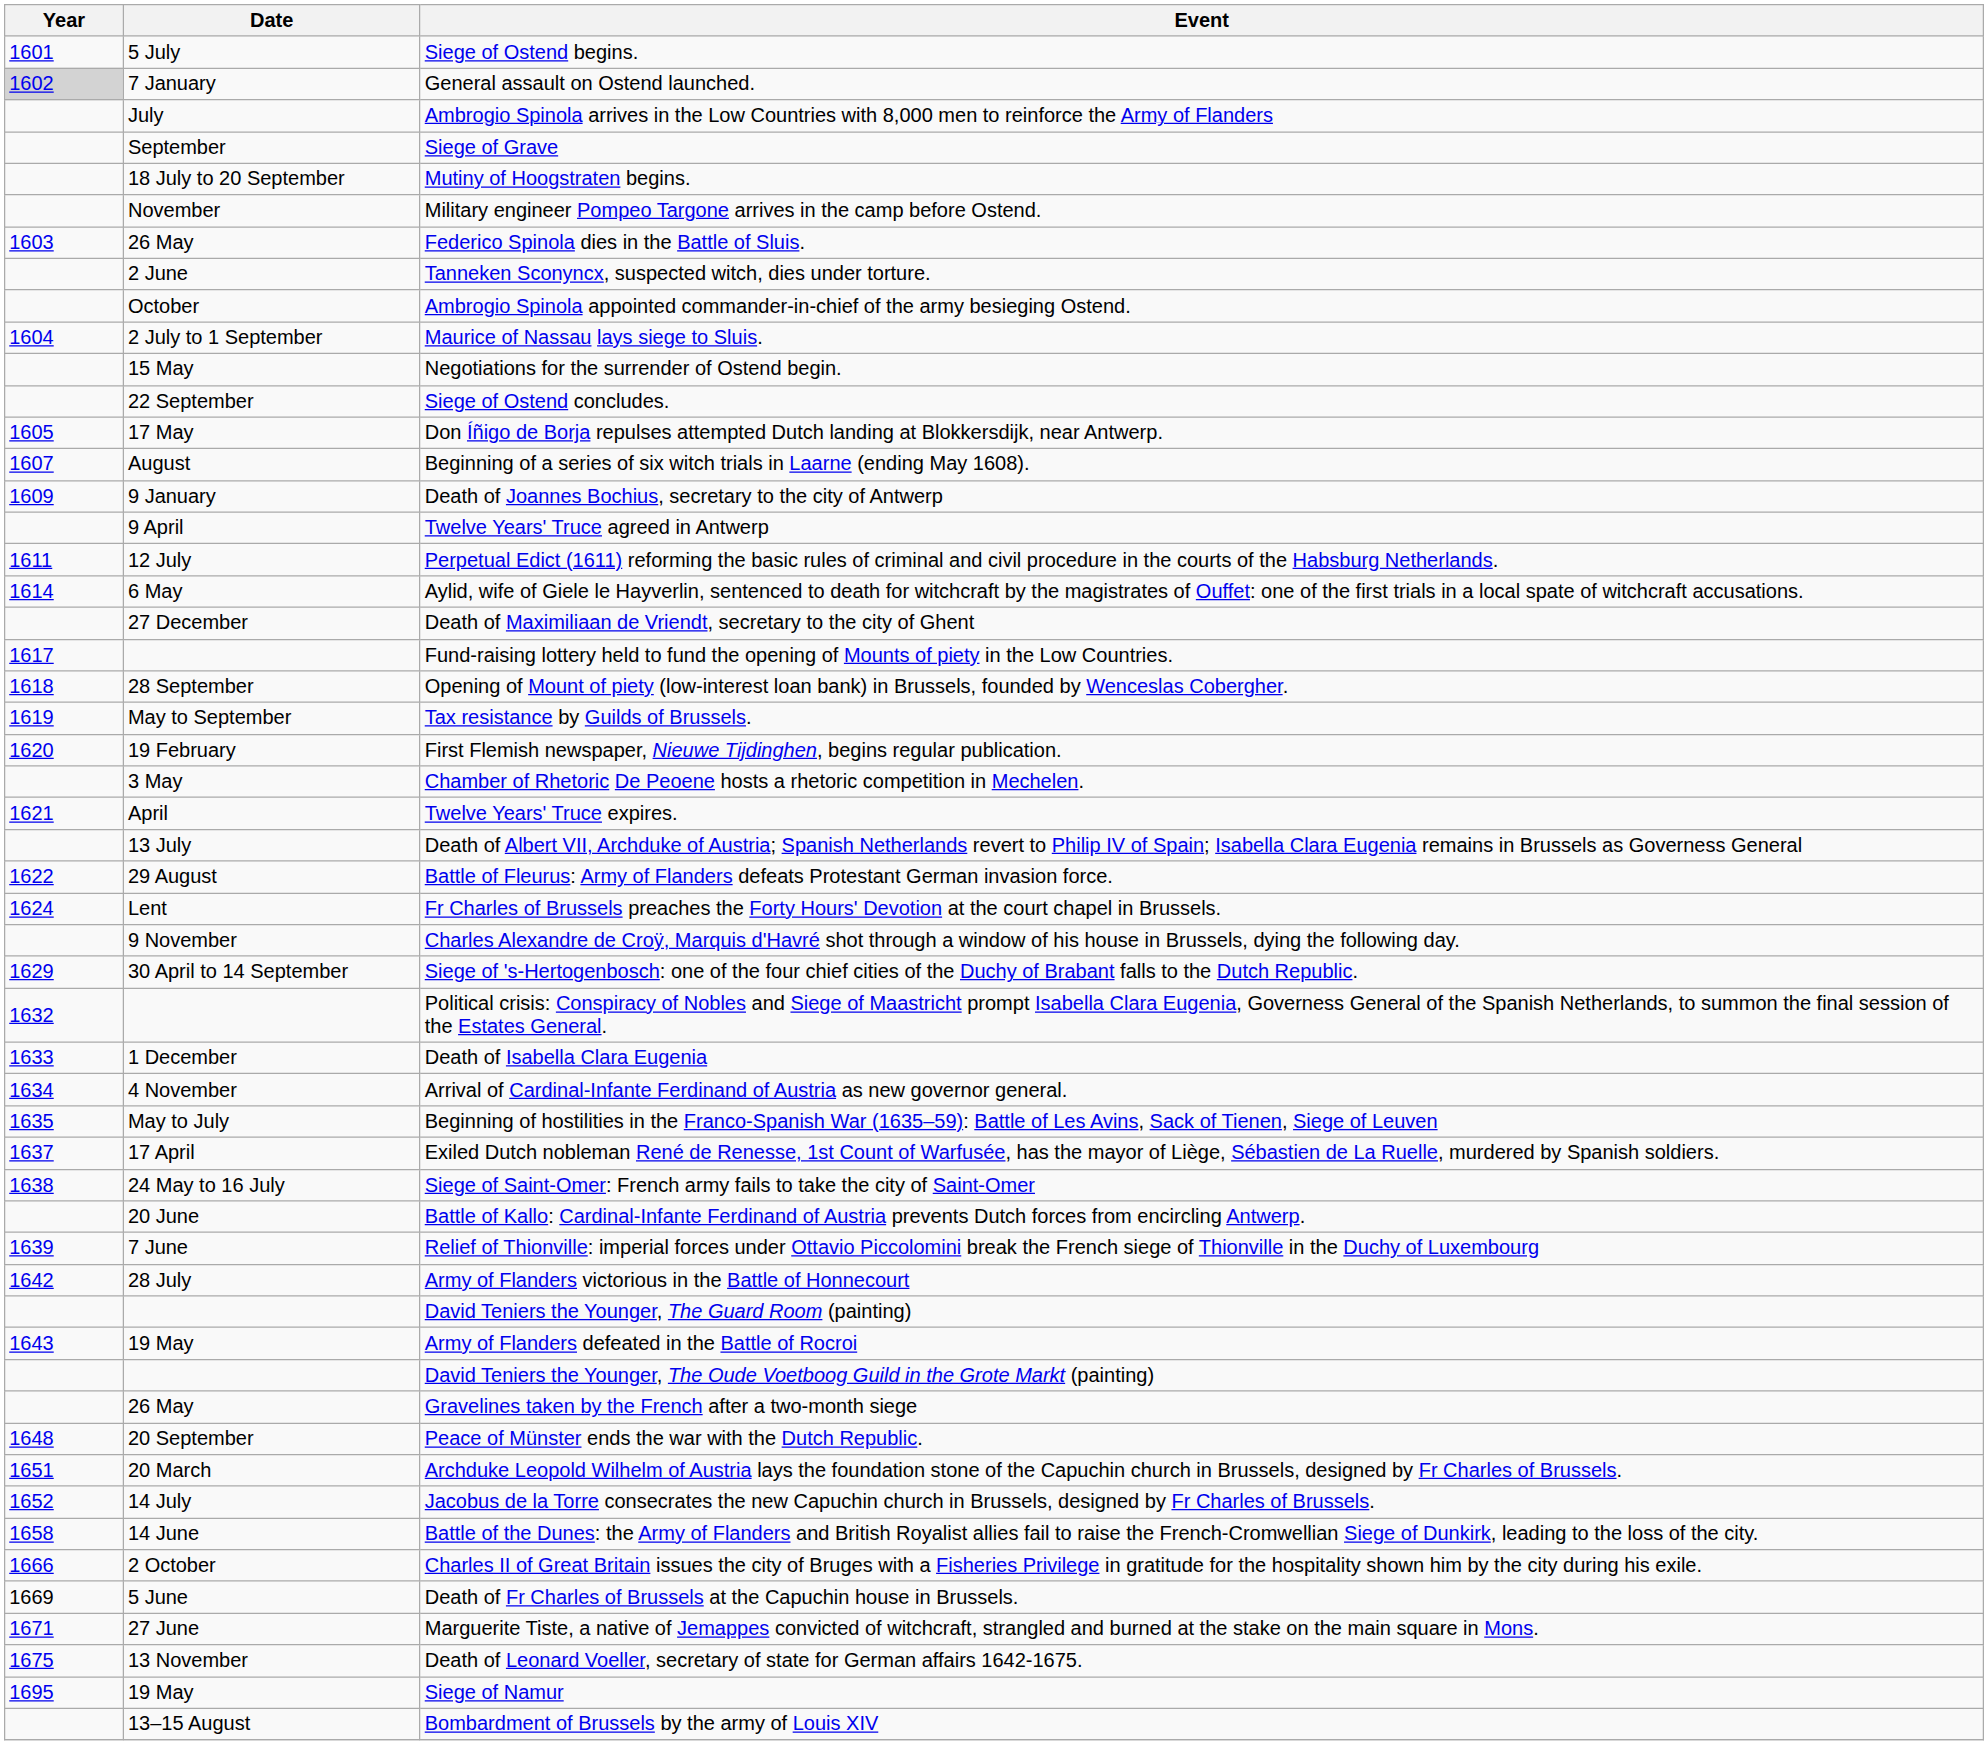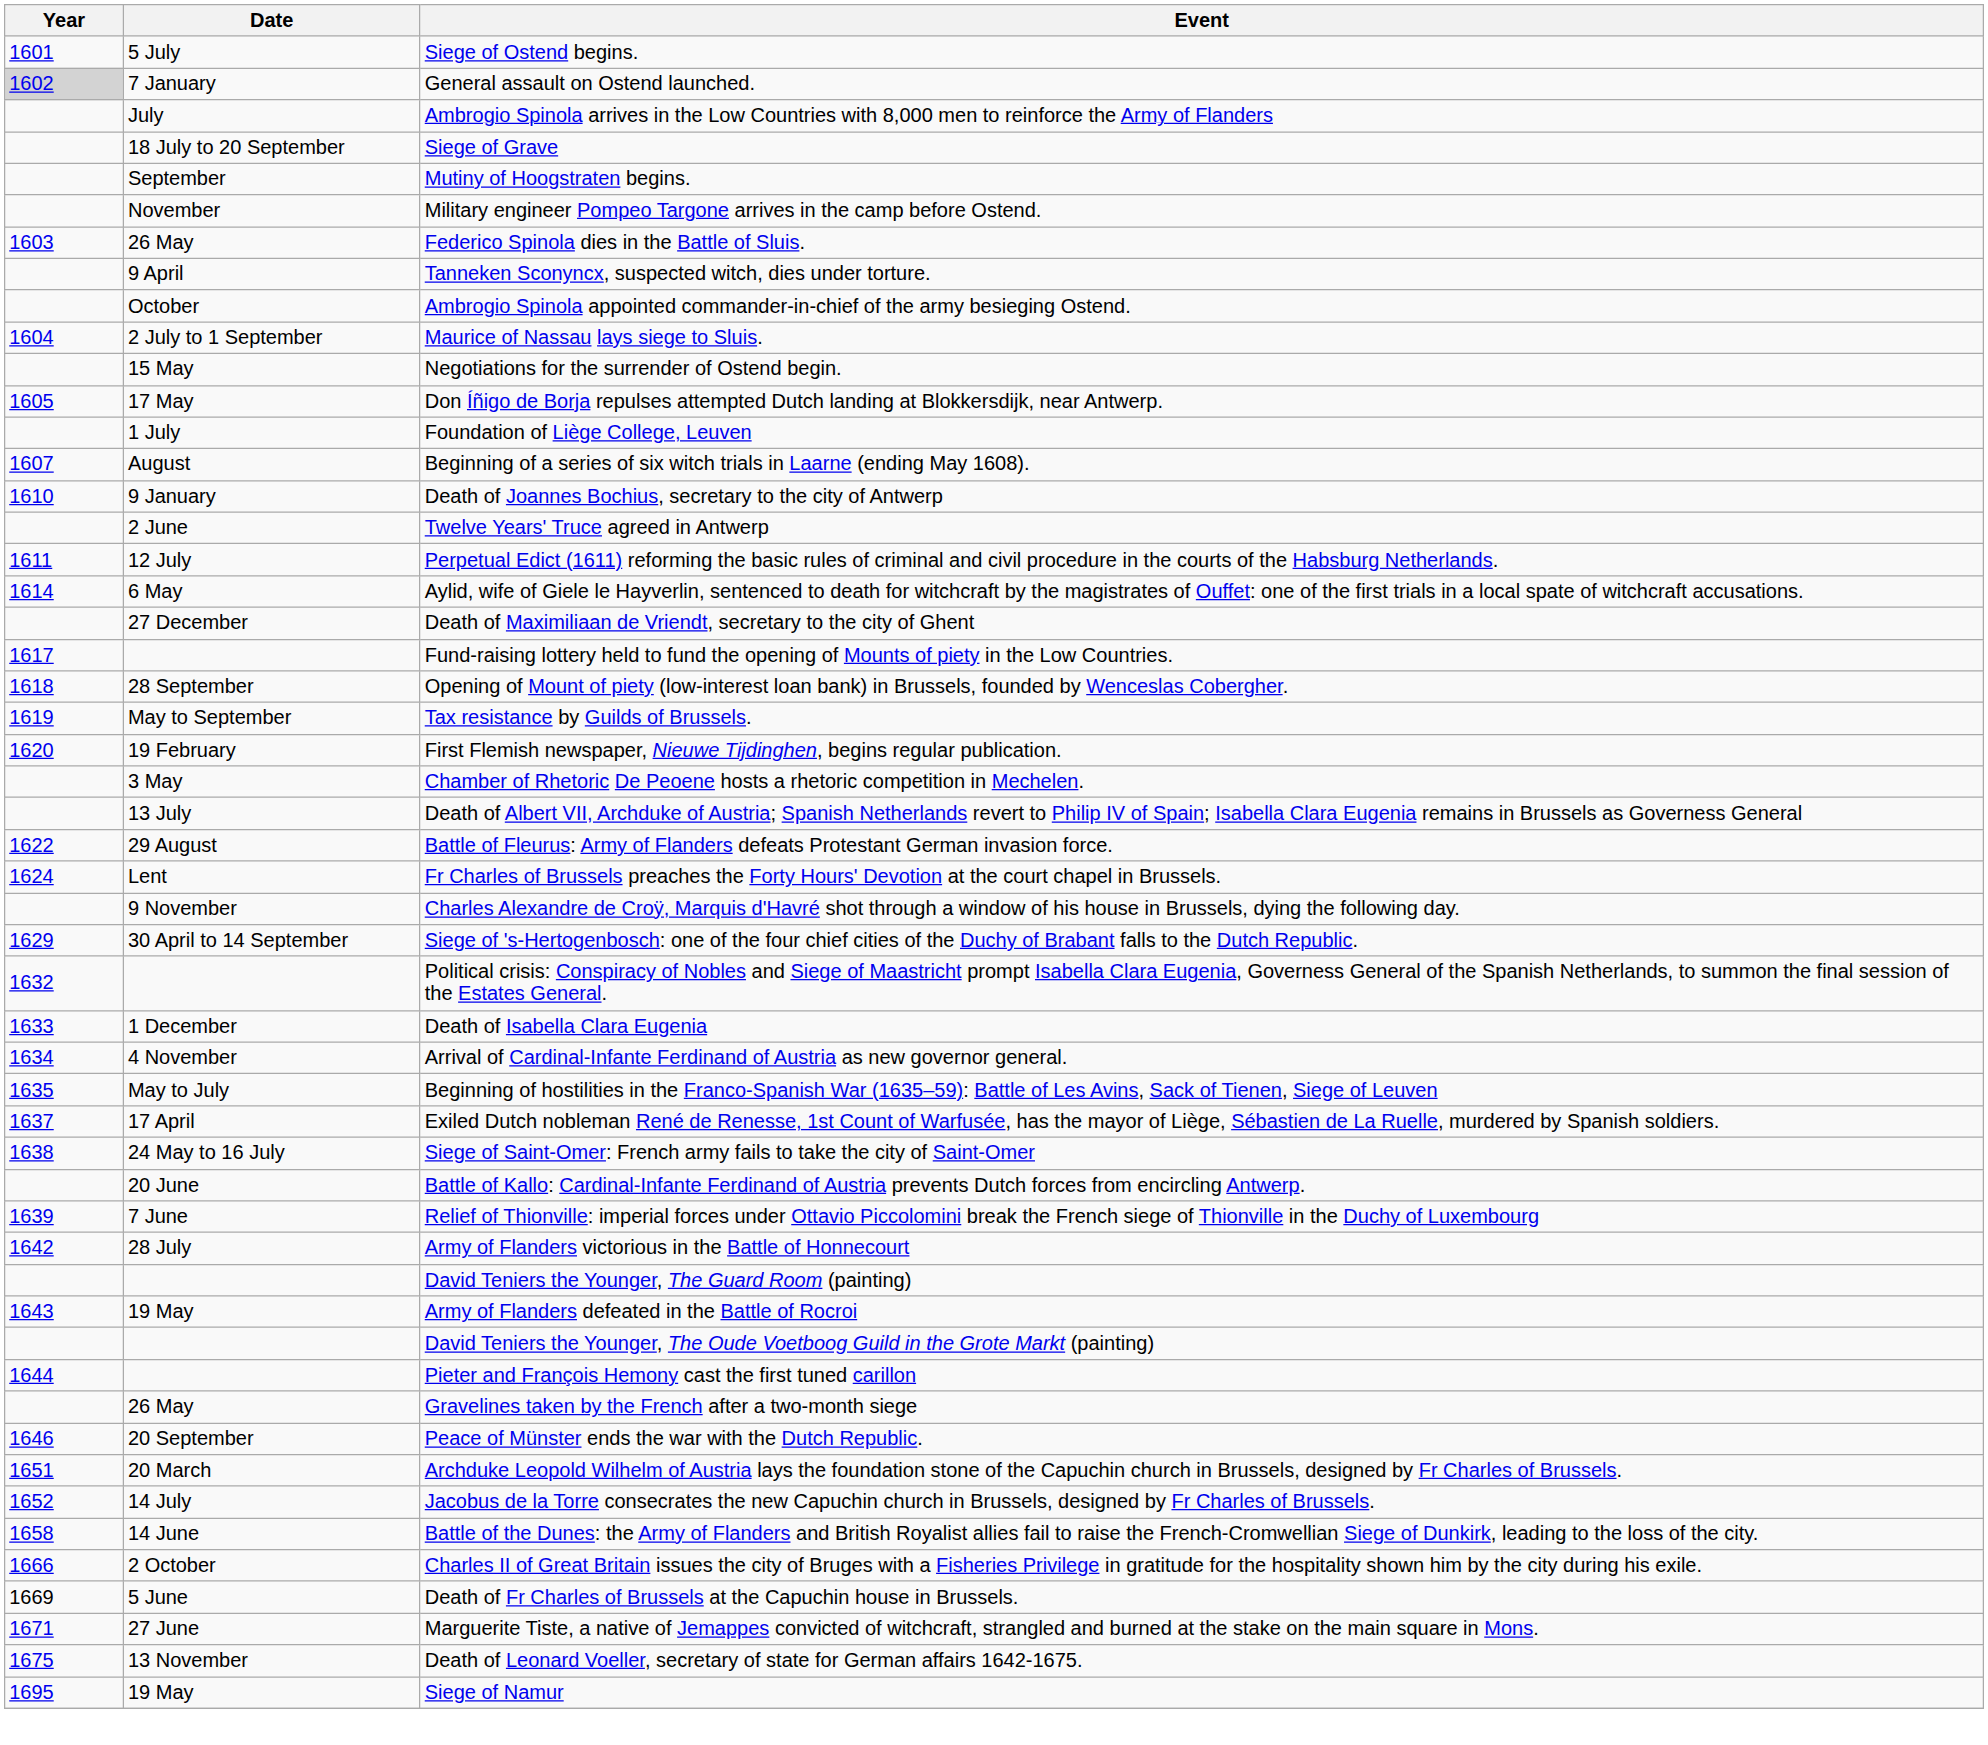(177, 147) September -> (236, 147) 18 July to 20 September
(236, 178) 18 July to 20 September -> (177, 178) September
(158, 274) 2 June -> (156, 274) 9 April
- row: (547, 400)
+ row: (588, 432)
(31, 496) 1609 -> (31, 496) 1610
(156, 527) 9 April -> (158, 527) 2 June
- row: (551, 813)
+ row: (670, 1375)
(31, 1438) 1648 -> (31, 1438) 1646
- row: (652, 1723)
